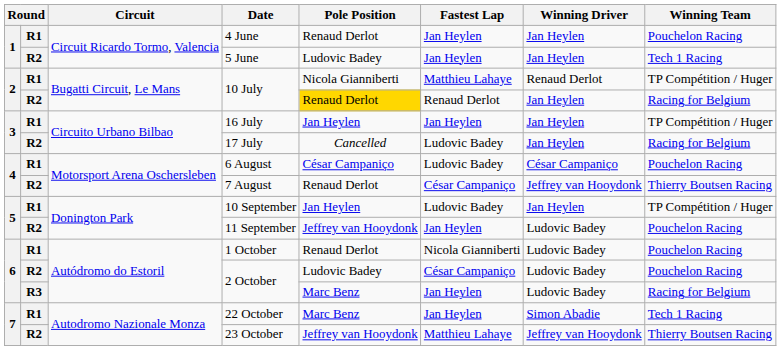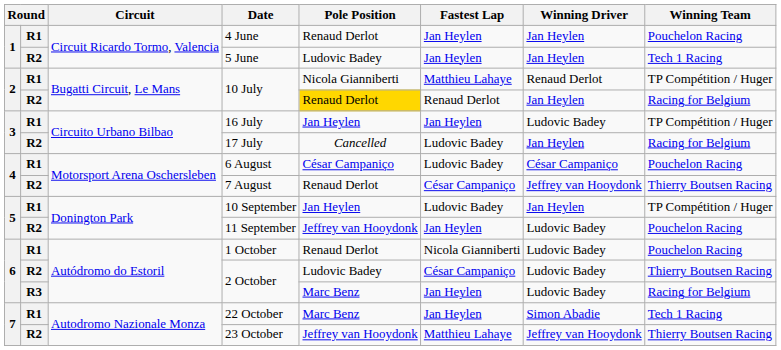(555, 121) Jan Heylen -> (566, 121) Ludovic Badey
(695, 270) Pouchelon Racing -> (710, 270) Thierry Boutsen Racing
